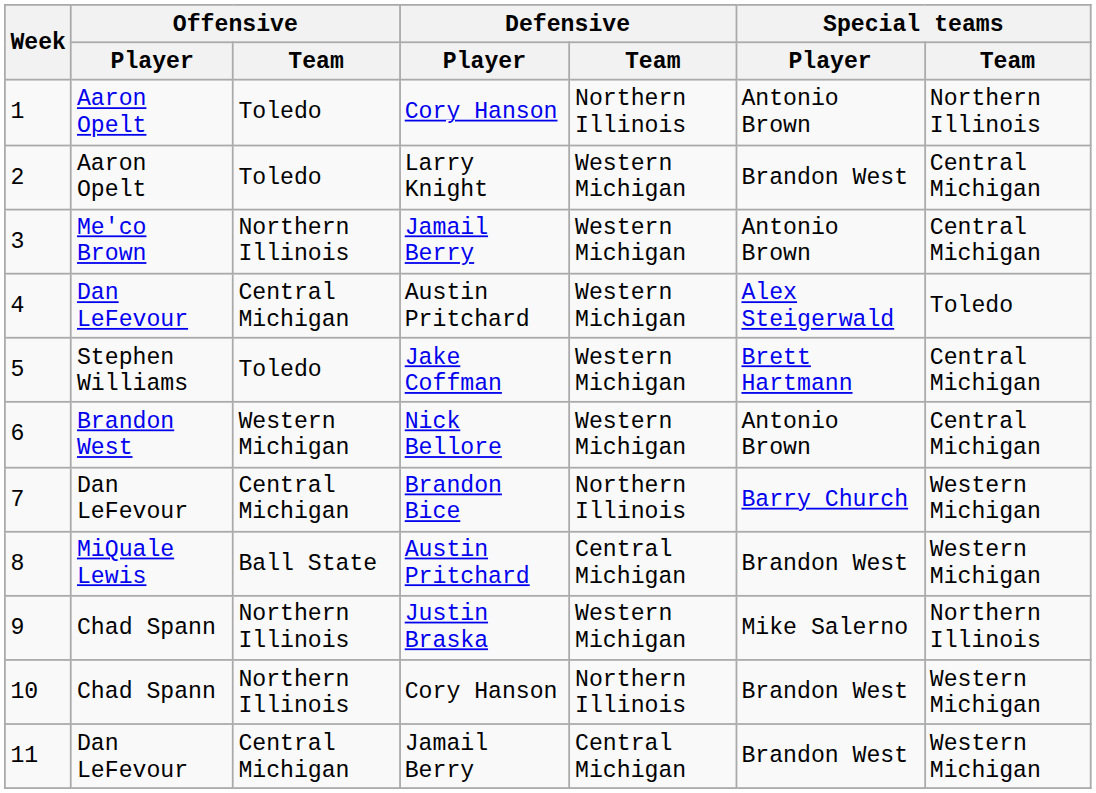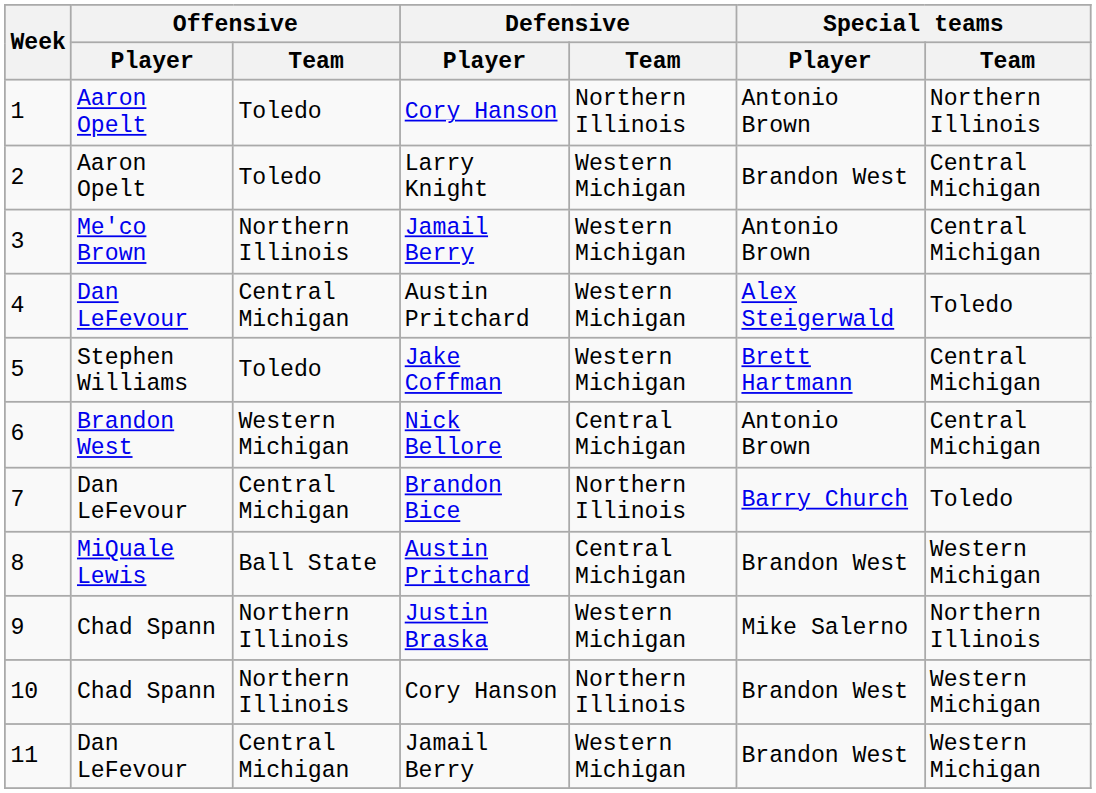(631, 435) Western Michigan -> (631, 435) Central Michigan
(985, 499) Western Michigan -> (971, 499) Toledo
(631, 757) Central Michigan -> (631, 757) Western Michigan
